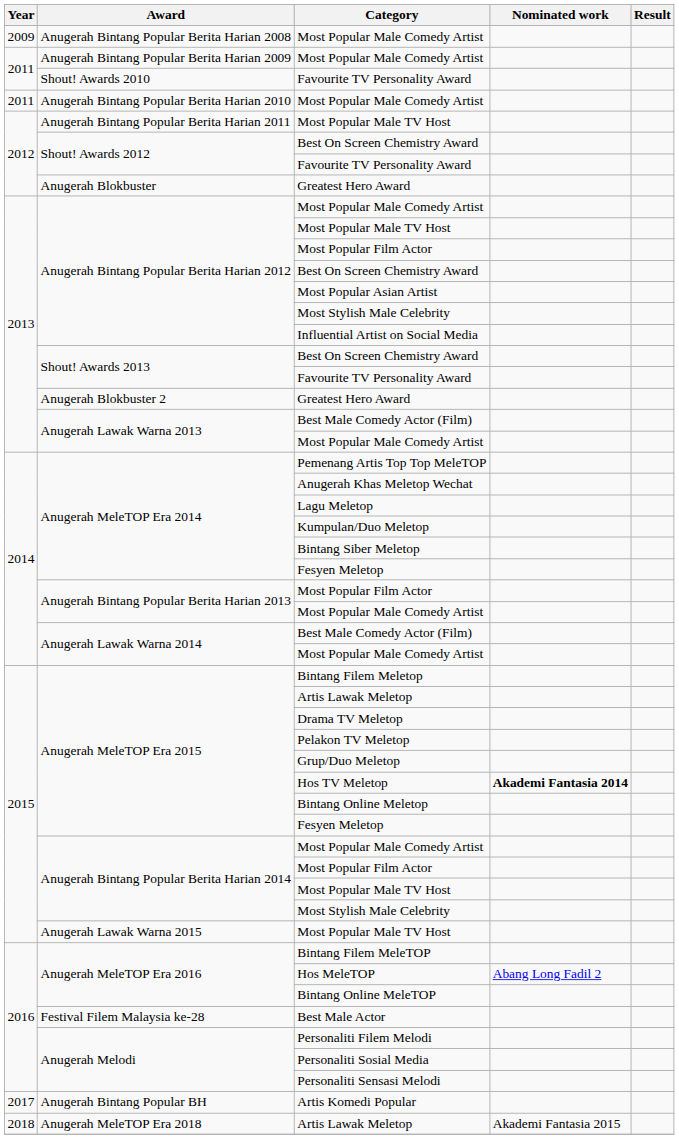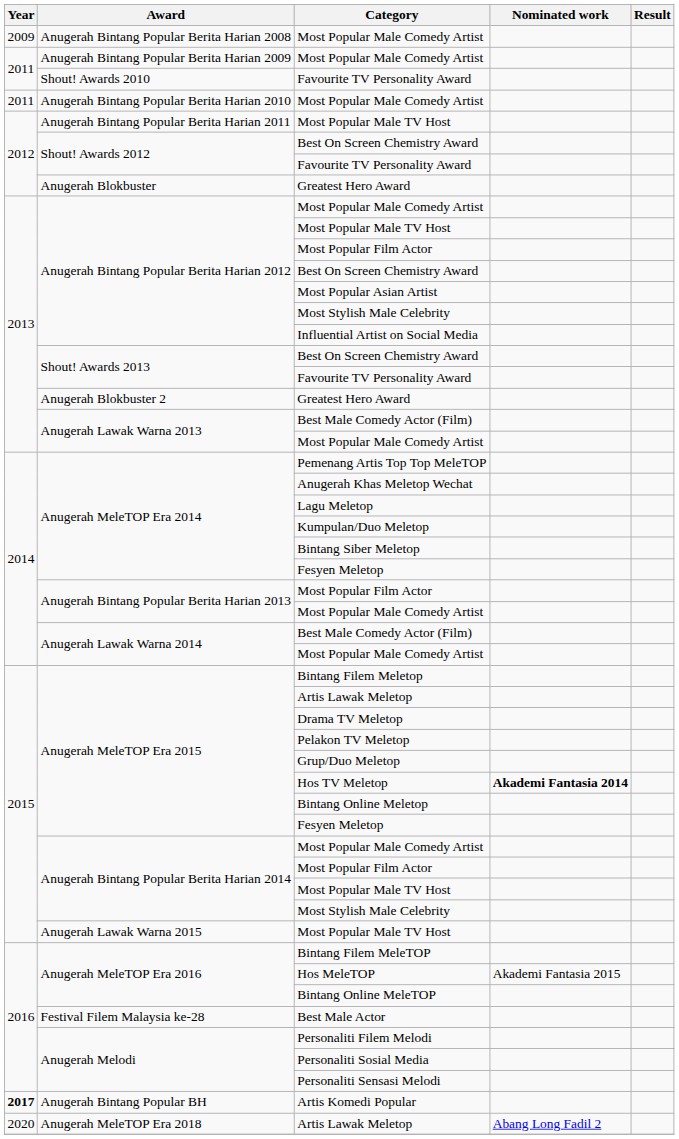(547, 974) Abang Long Fadil 2 -> (557, 974) Akademi Fantasia 2015
(21, 1102) normal -> (21, 1102) bold
(21, 1123) 2018 -> (21, 1123) 2020
(557, 1123) Akademi Fantasia 2015 -> (547, 1123) Abang Long Fadil 2
